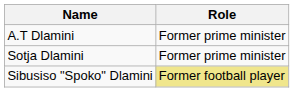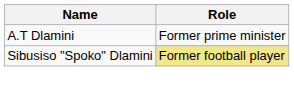- row: (46, 55)
